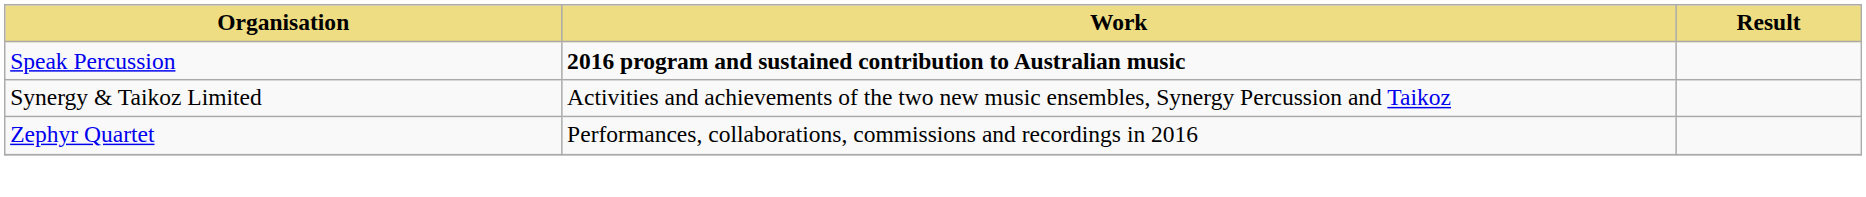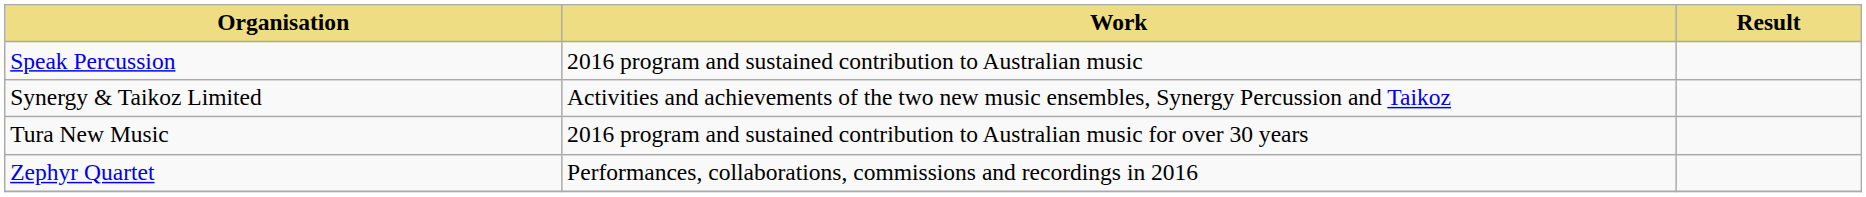(876, 60) bold -> (855, 60) normal
+ row: (89, 135)
